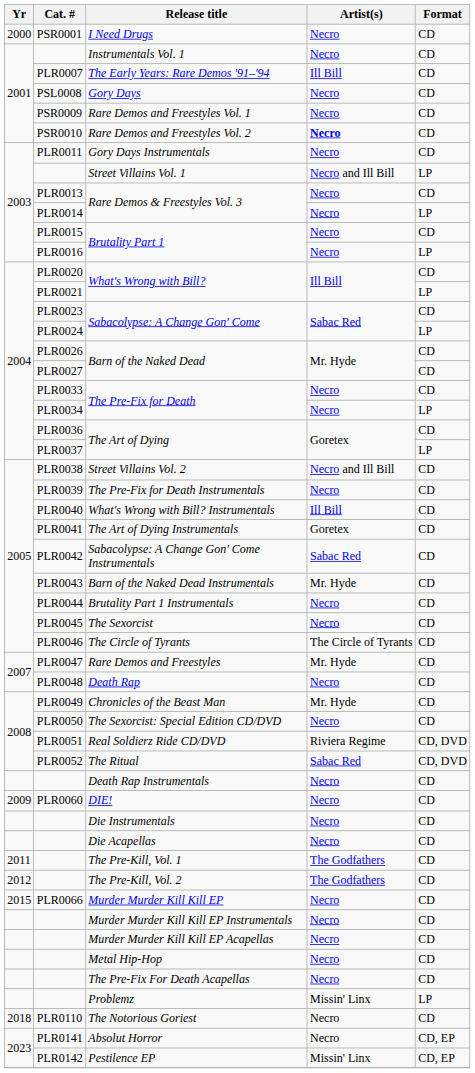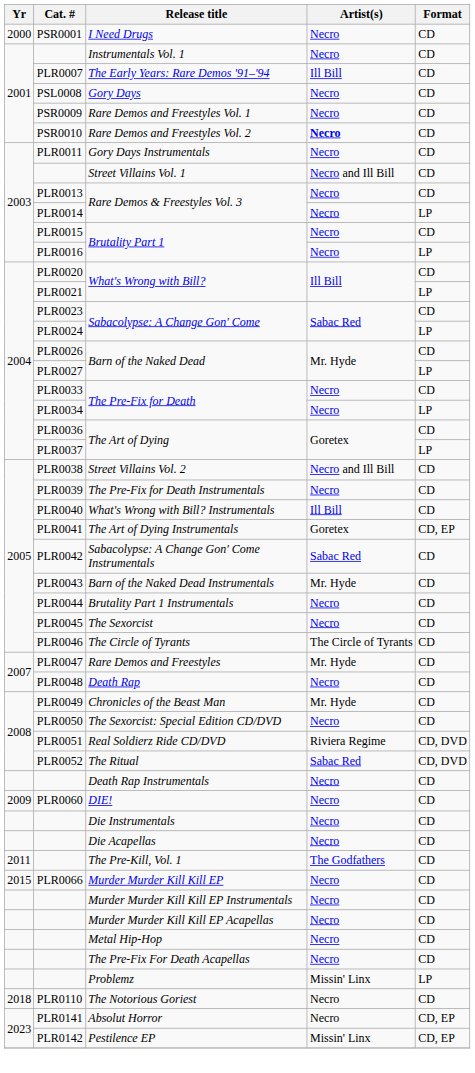(425, 172) LP -> (427, 172) CD
(427, 370) CD -> (425, 370) LP
(427, 529) CD -> (437, 529) CD, EP
- row: (60, 880)
